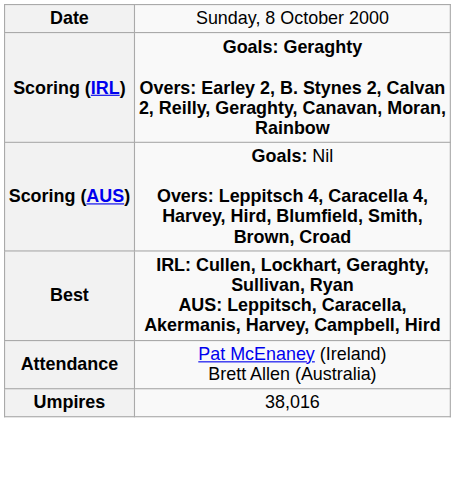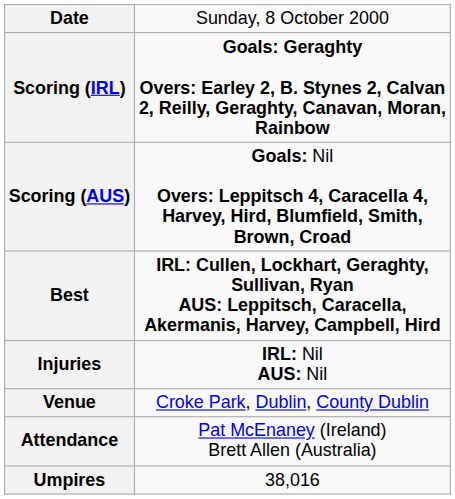+ row: (69, 364)
+ row: (69, 402)
